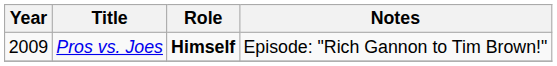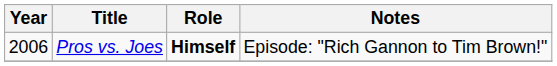(28, 46) 2009 -> (28, 46) 2006
